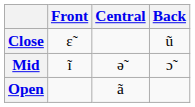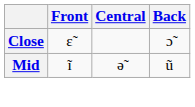(169, 41) ũ -> (169, 41) ɔ̃
(169, 65) ɔ̃ -> (169, 65) ũ
- row: (26, 89)
